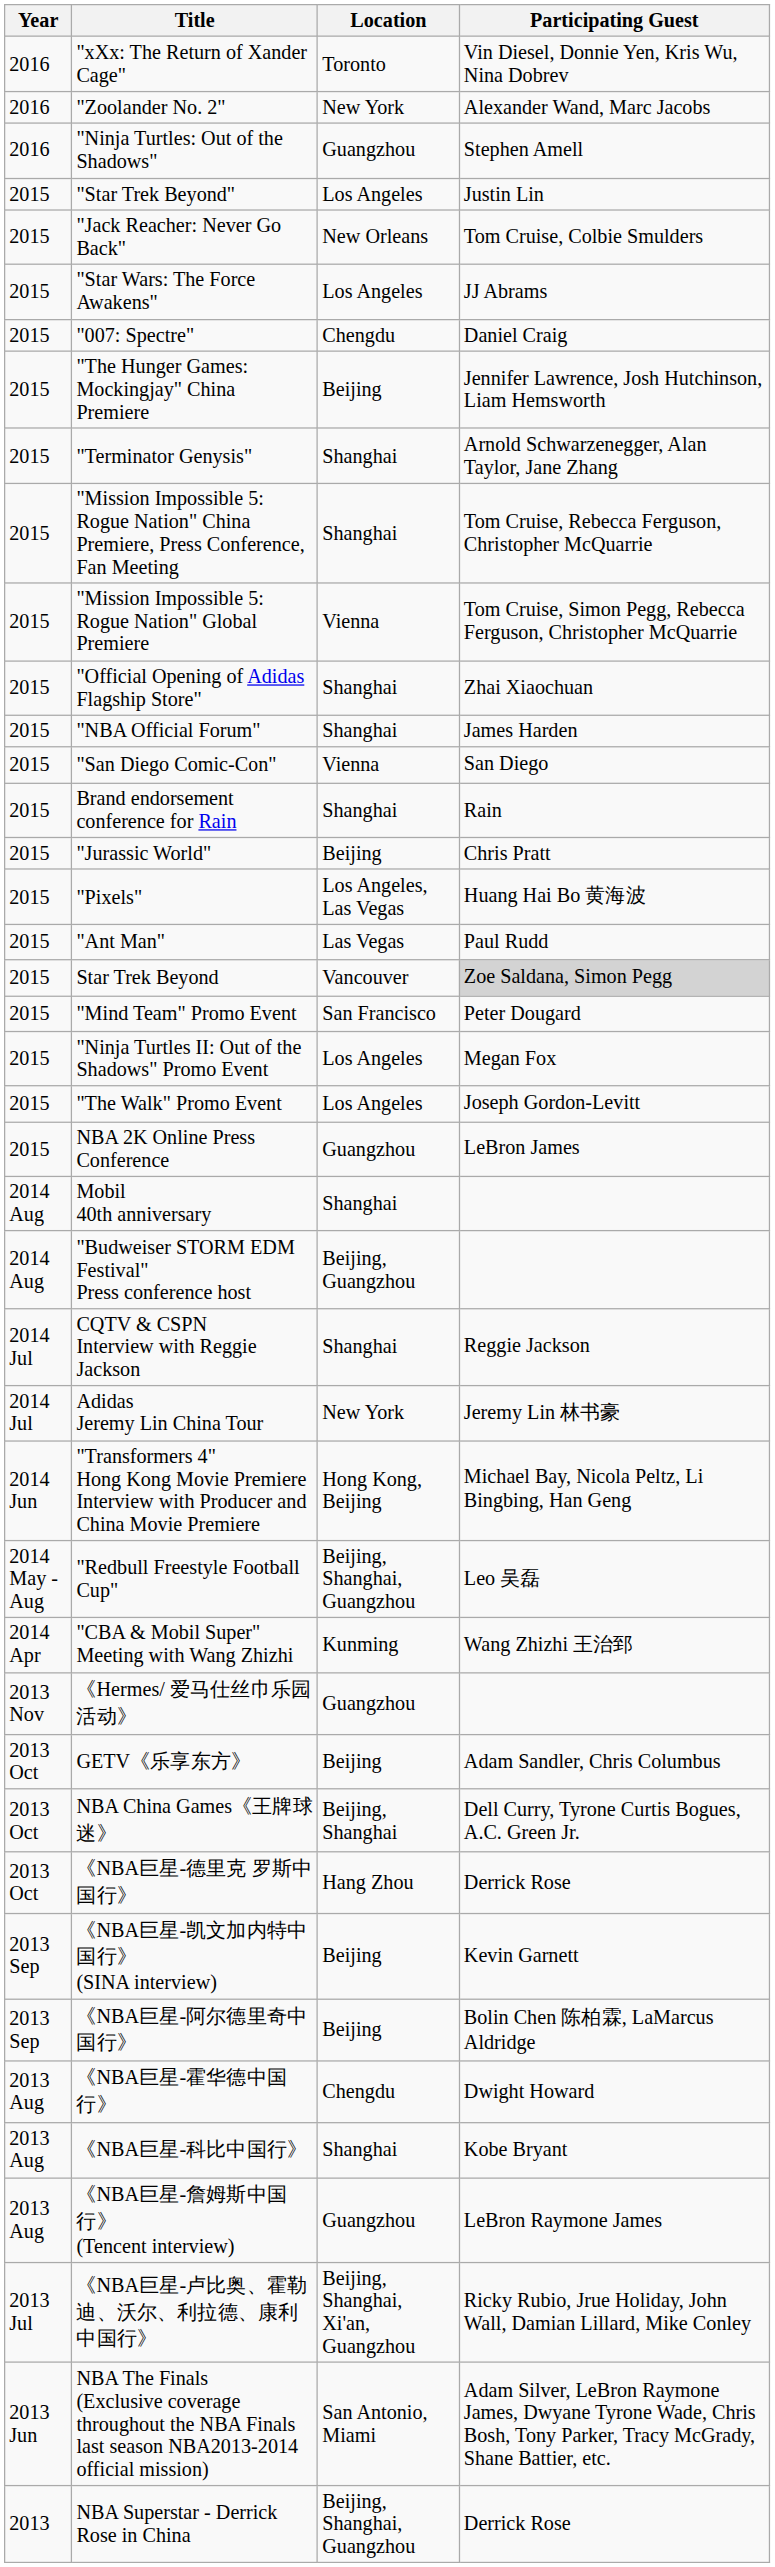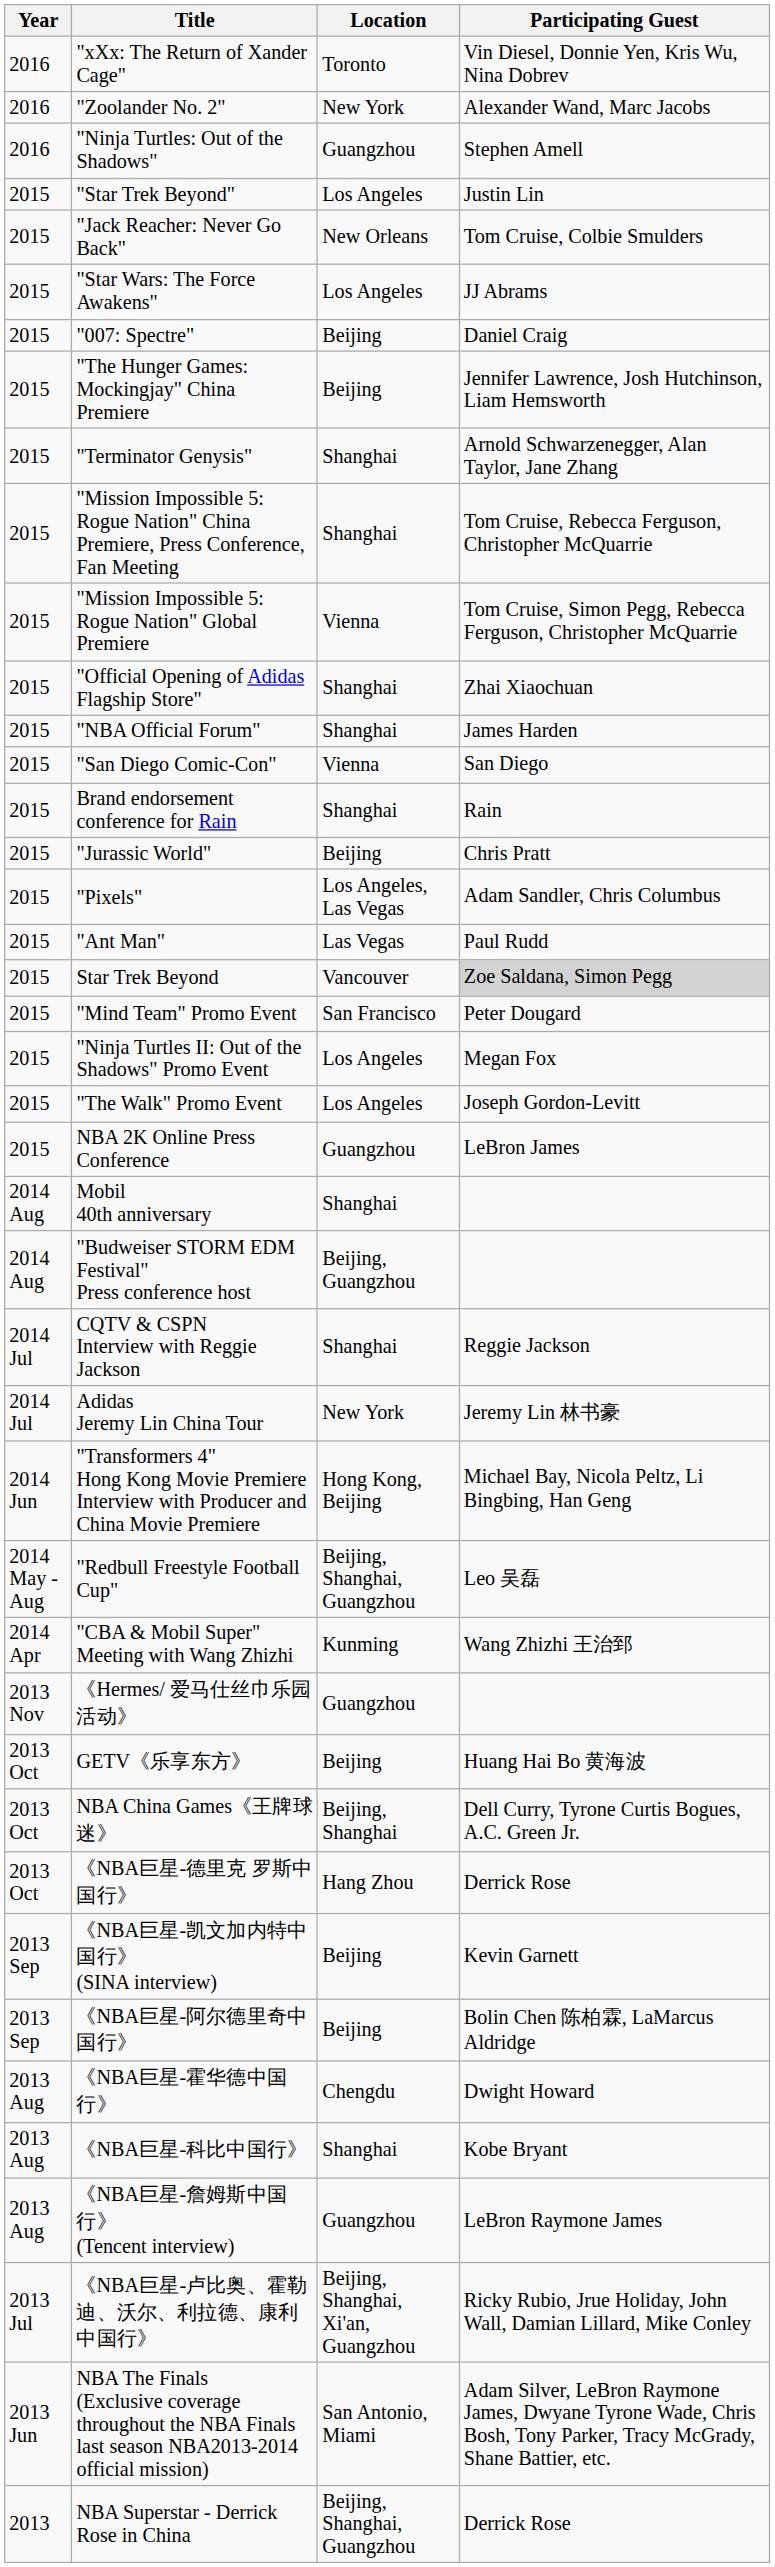(359, 335) Chengdu -> (352, 335) Beijing
(555, 896) Huang Hai Bo 黄海波 -> (612, 896) Adam Sandler, Chris Columbus
(612, 1761) Adam Sandler, Chris Columbus -> (555, 1761) Huang Hai Bo 黄海波
